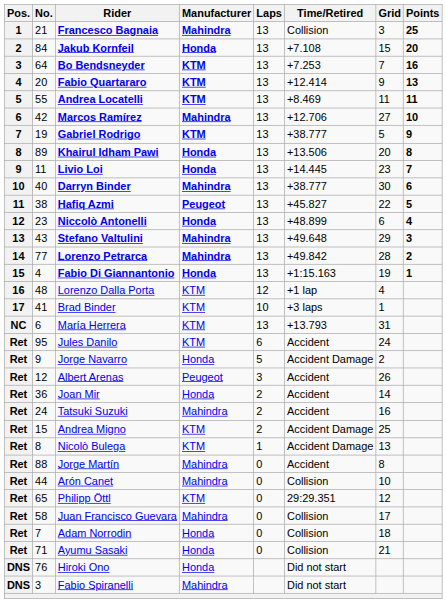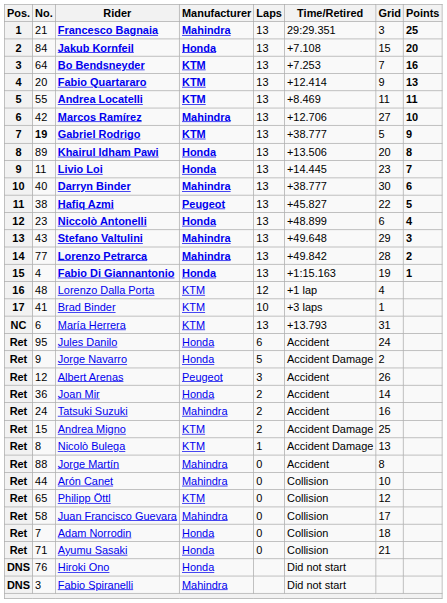(308, 31) Collision -> (311, 31) 29:29.351
(41, 134) normal -> (41, 134) bold
(194, 342) KTM -> (198, 342) Honda
(311, 498) 29:29.351 -> (308, 498) Collision
